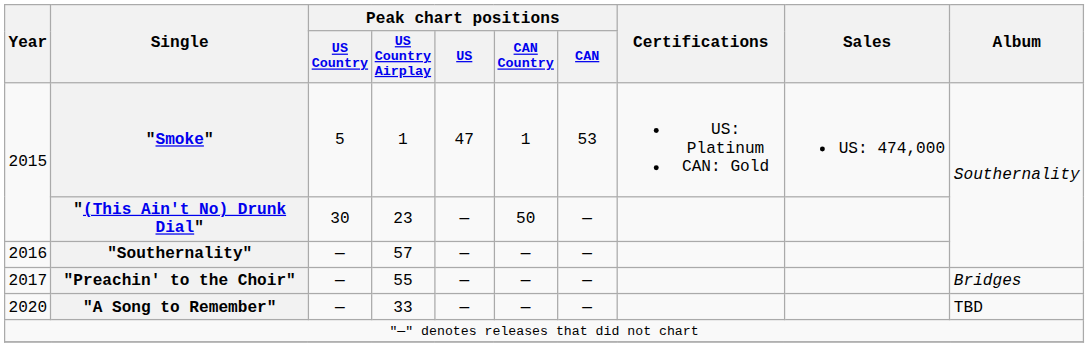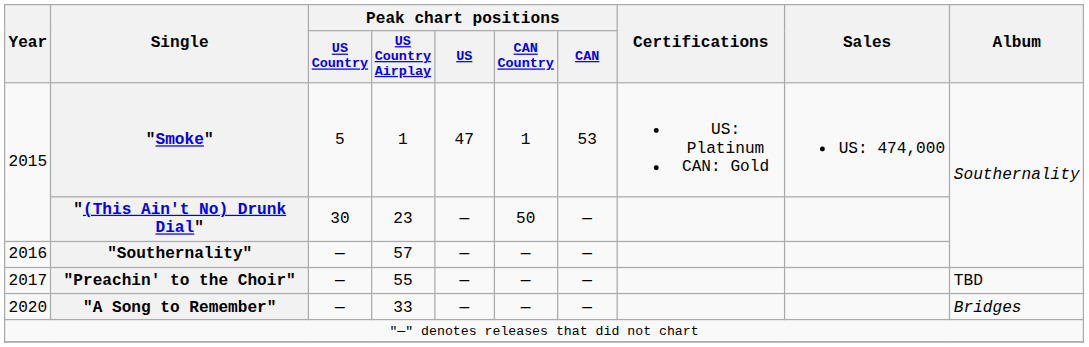(988, 281) Bridges -> (968, 281) TBD
(968, 307) TBD -> (988, 307) Bridges
